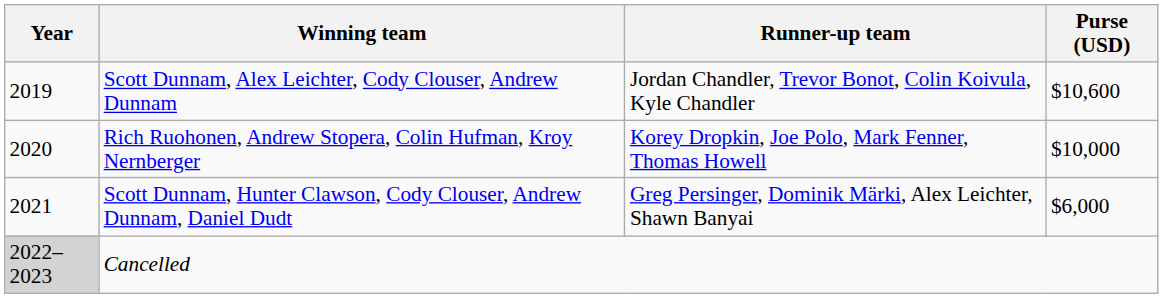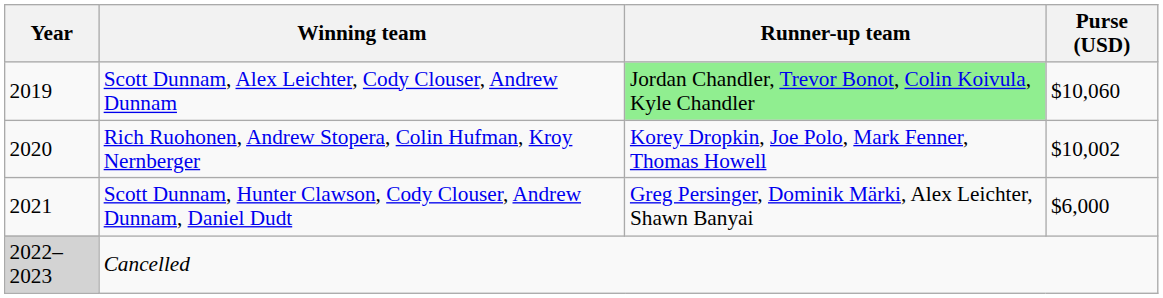(830, 91) no background -> (830, 91) lightgreen background
(1085, 91) $10,600 -> (1085, 91) $10,060
(1085, 148) $10,000 -> (1085, 148) $10,002
